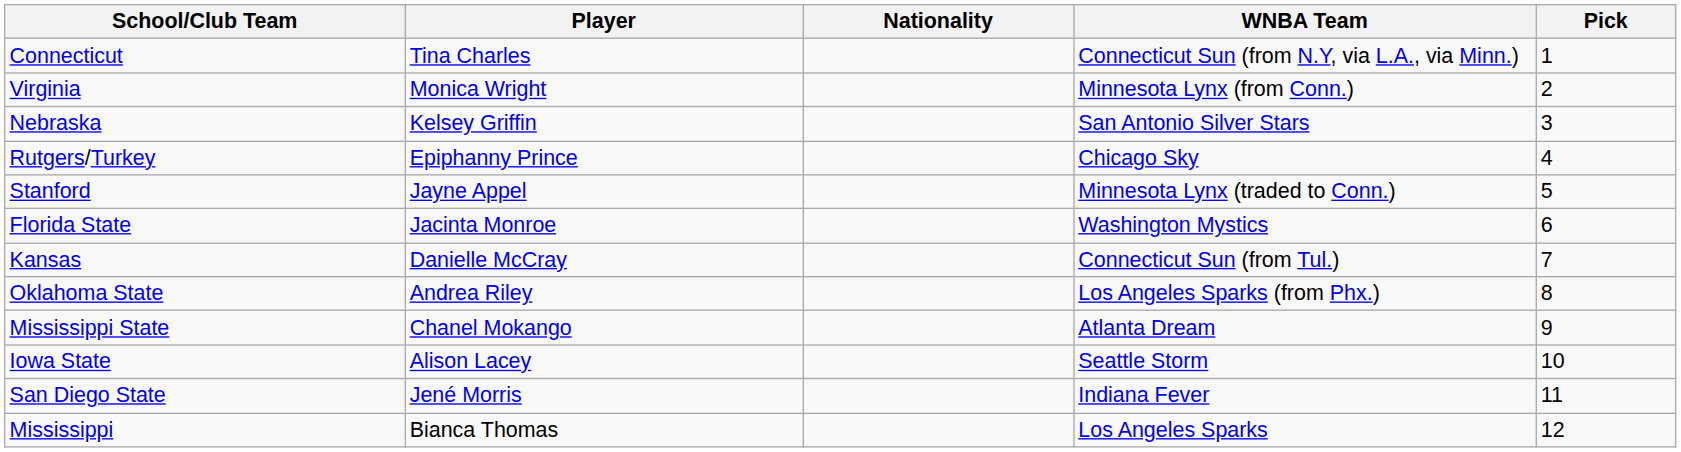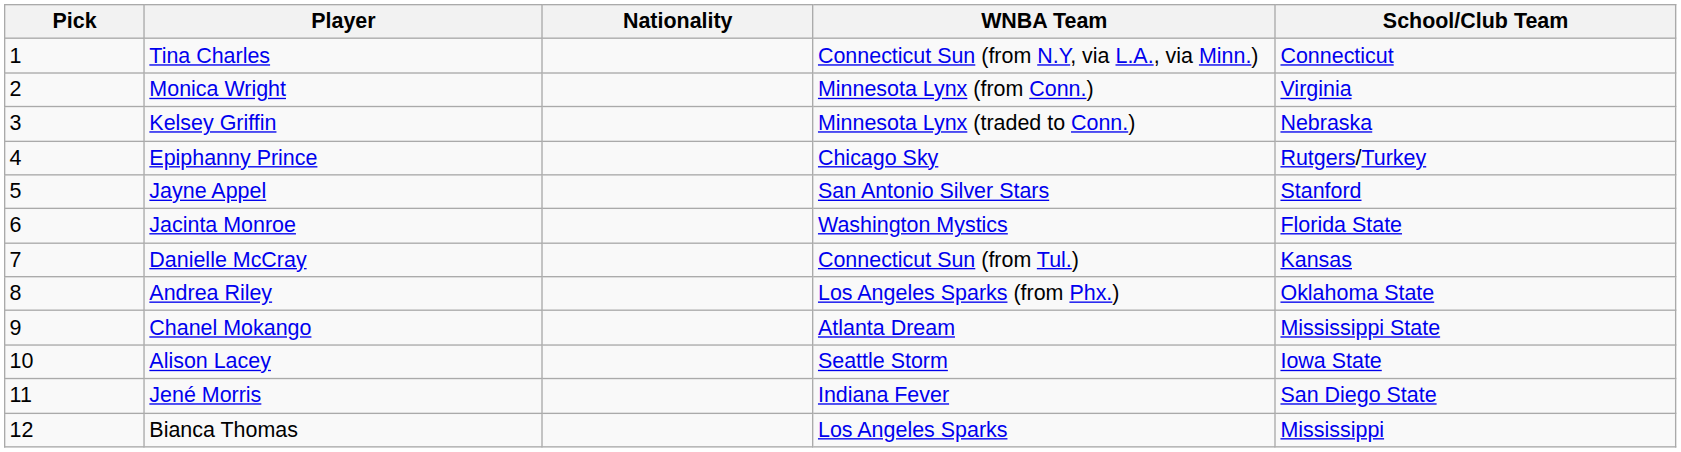columns swapped: (1606, 21) <-> (205, 21)
(1194, 123) San Antonio Silver Stars -> (977, 123) Minnesota Lynx (traded to Conn.)
(1237, 191) Minnesota Lynx (traded to Conn.) -> (934, 191) San Antonio Silver Stars
